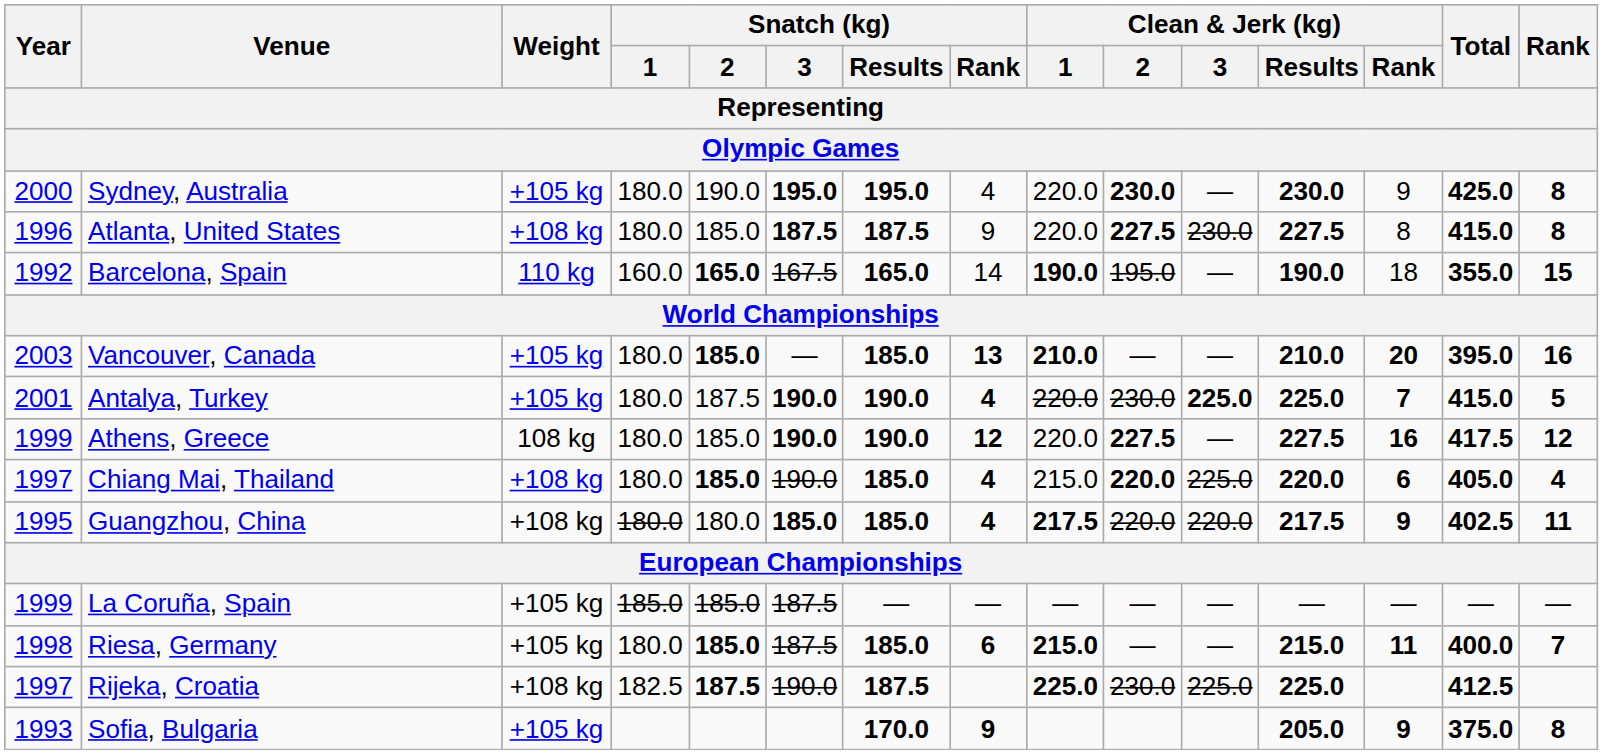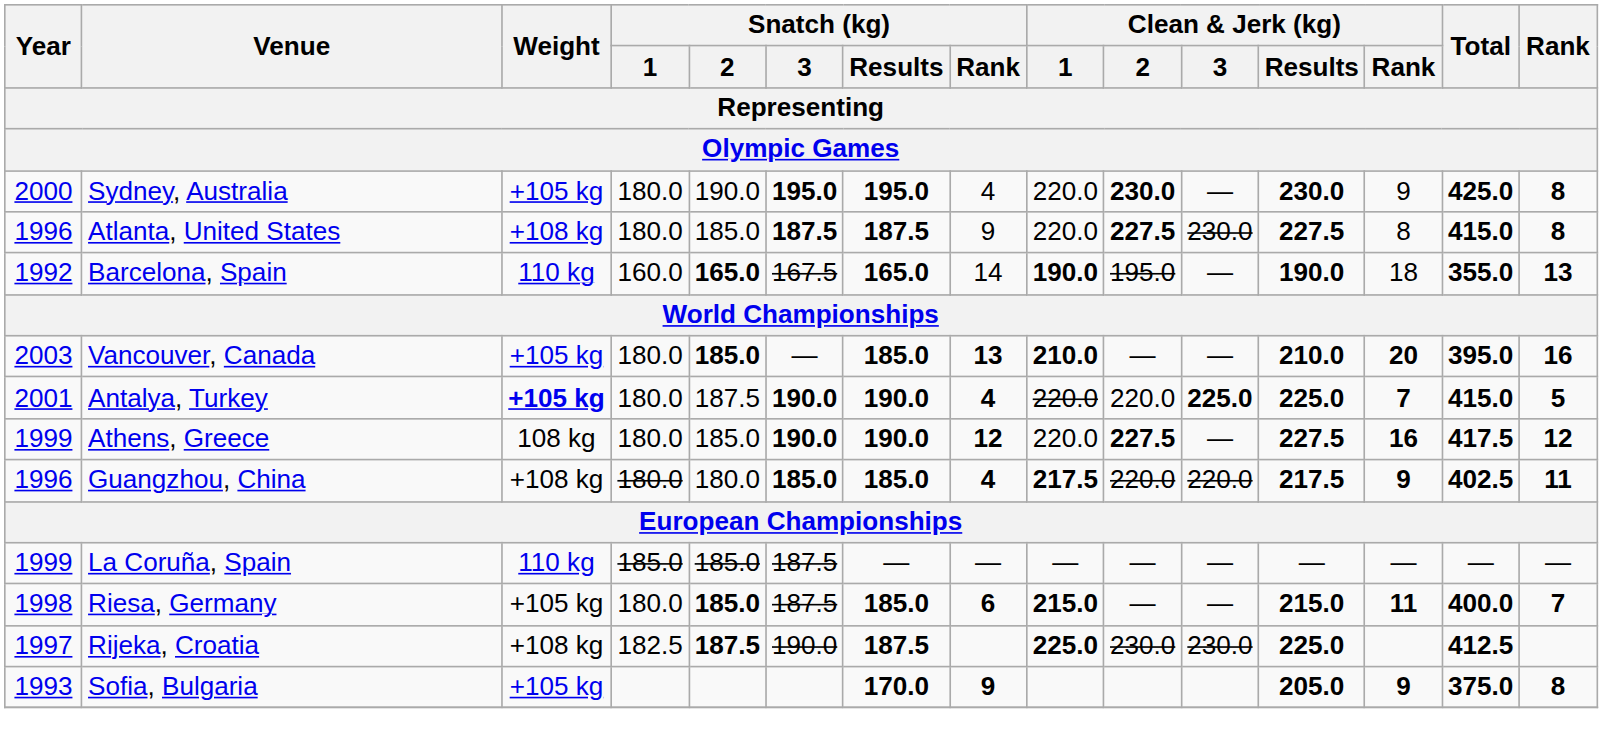(1558, 273) 15 -> (1558, 273) 13
(556, 397) normal -> (556, 397) bold
(1143, 397) 230.0 -> (1143, 397) 220.0
- row: (211, 480)
(43, 521) 1995 -> (43, 480) 1996
(556, 604) +105 kg -> (556, 562) 110 kg
(1220, 686) 225.0 -> (1220, 645) 230.0
